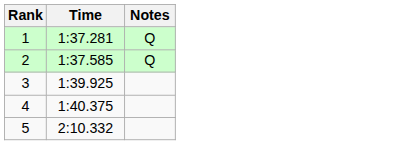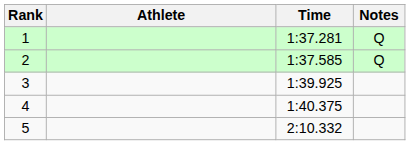+ column: (161, 15)
